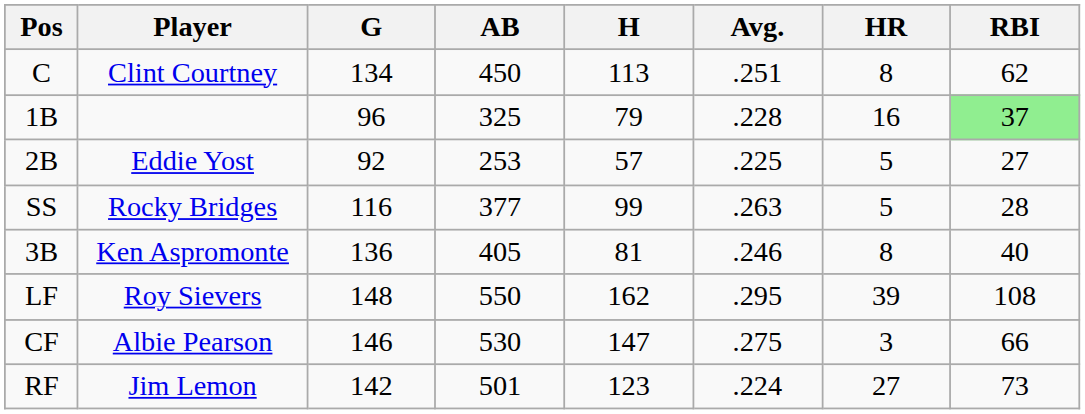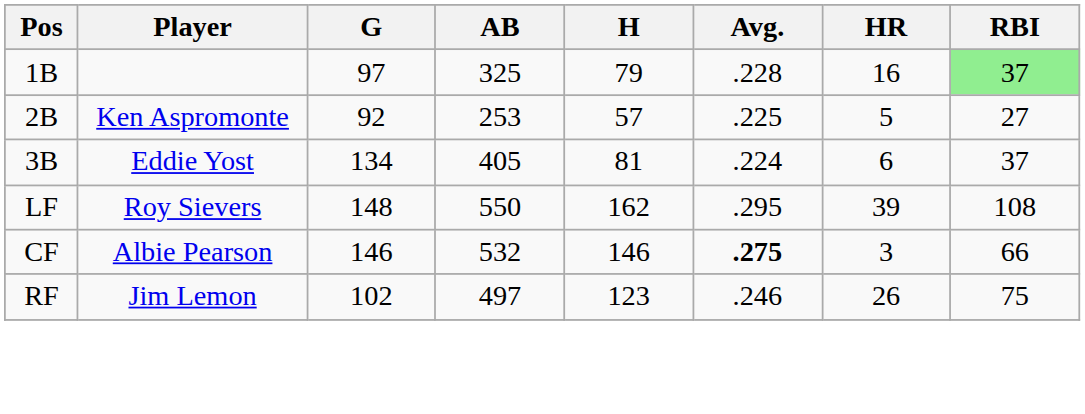- row: (42, 71)
(371, 116) 96 -> (371, 71) 97
(193, 161) Eddie Yost -> (193, 116) Ken Aspromonte
- row: (42, 206)
(193, 251) Ken Aspromonte -> (193, 161) Eddie Yost
(371, 251) 136 -> (371, 161) 134
(757, 251) .246 -> (757, 161) .224
(886, 251) 8 -> (886, 161) 6
(1015, 251) 40 -> (1015, 161) 37
(500, 341) 530 -> (500, 251) 532
(629, 341) 147 -> (629, 251) 146
(757, 341) normal -> (757, 251) bold
(371, 386) 142 -> (371, 296) 102
(500, 386) 501 -> (500, 296) 497
(757, 386) .224 -> (757, 296) .246
(886, 386) 27 -> (886, 296) 26
(1015, 386) 73 -> (1015, 296) 75
